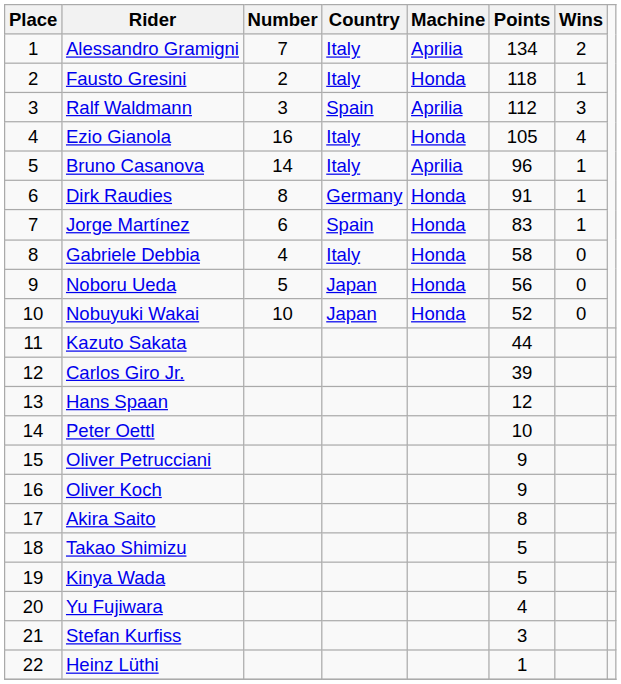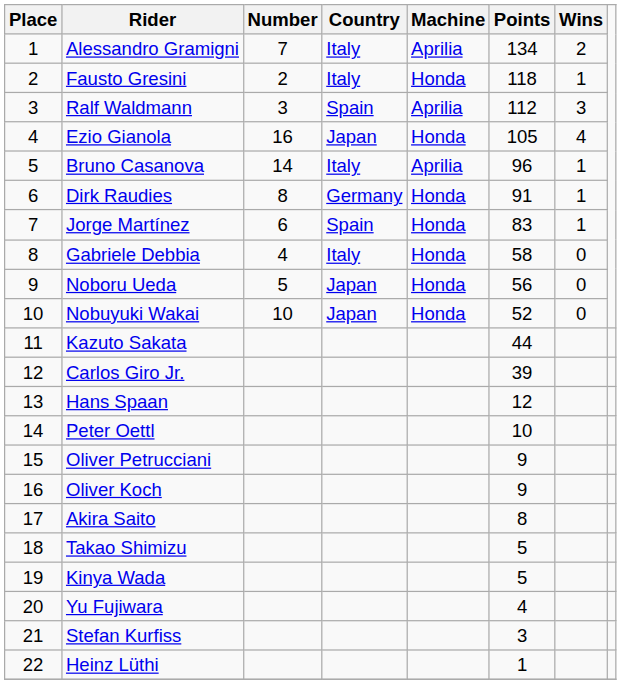(343, 137) Italy -> (351, 137) Japan
